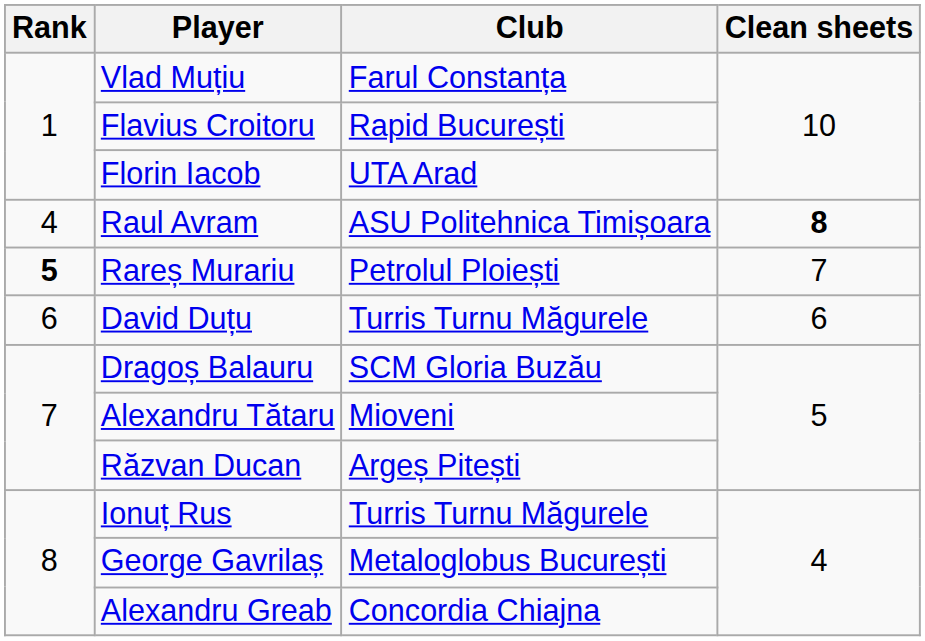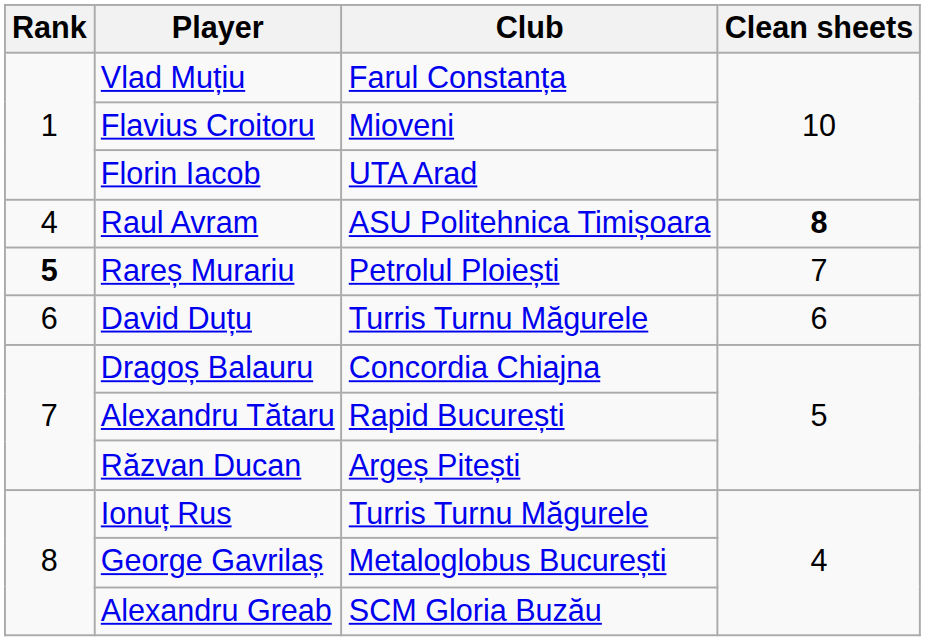(457, 125) Rapid București -> (401, 125) Mioveni
(475, 367) SCM Gloria Buzău -> (475, 367) Concordia Chiajna
(401, 416) Mioveni -> (457, 416) Rapid București
(475, 610) Concordia Chiajna -> (475, 610) SCM Gloria Buzău
